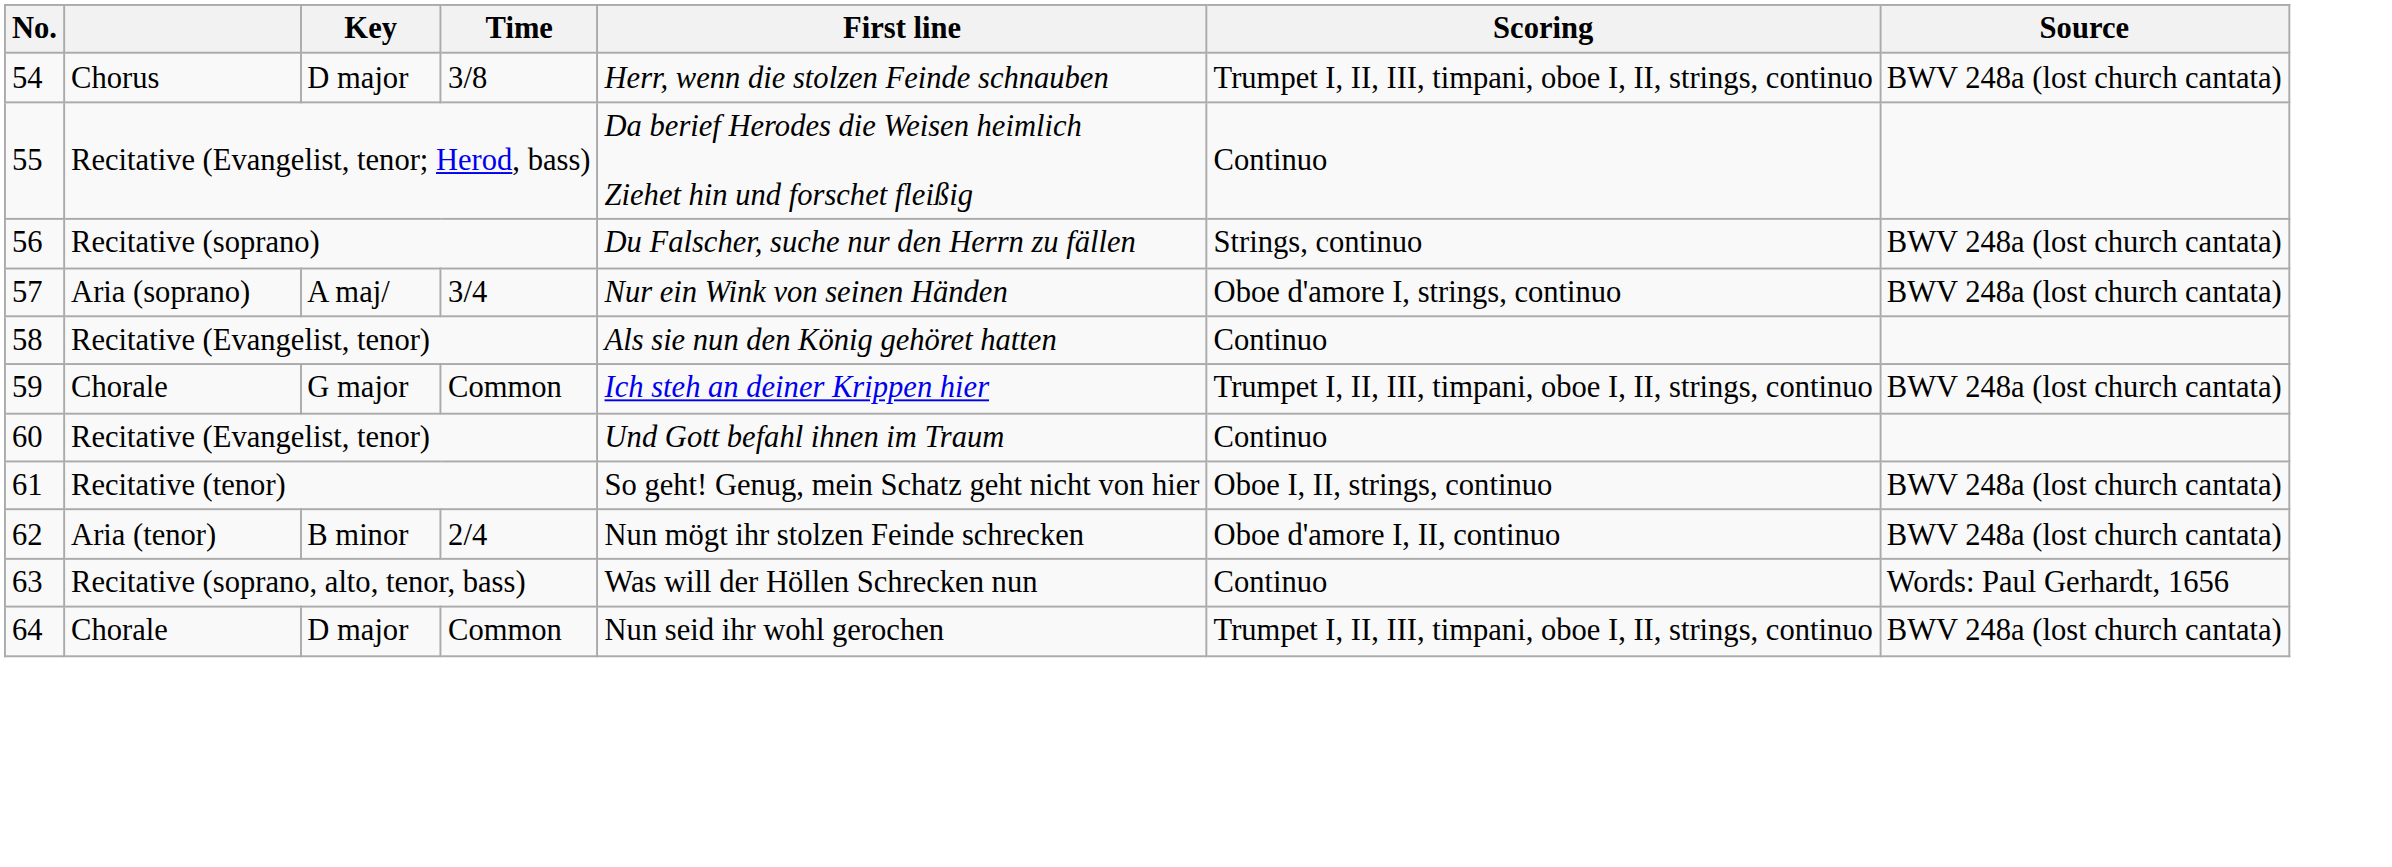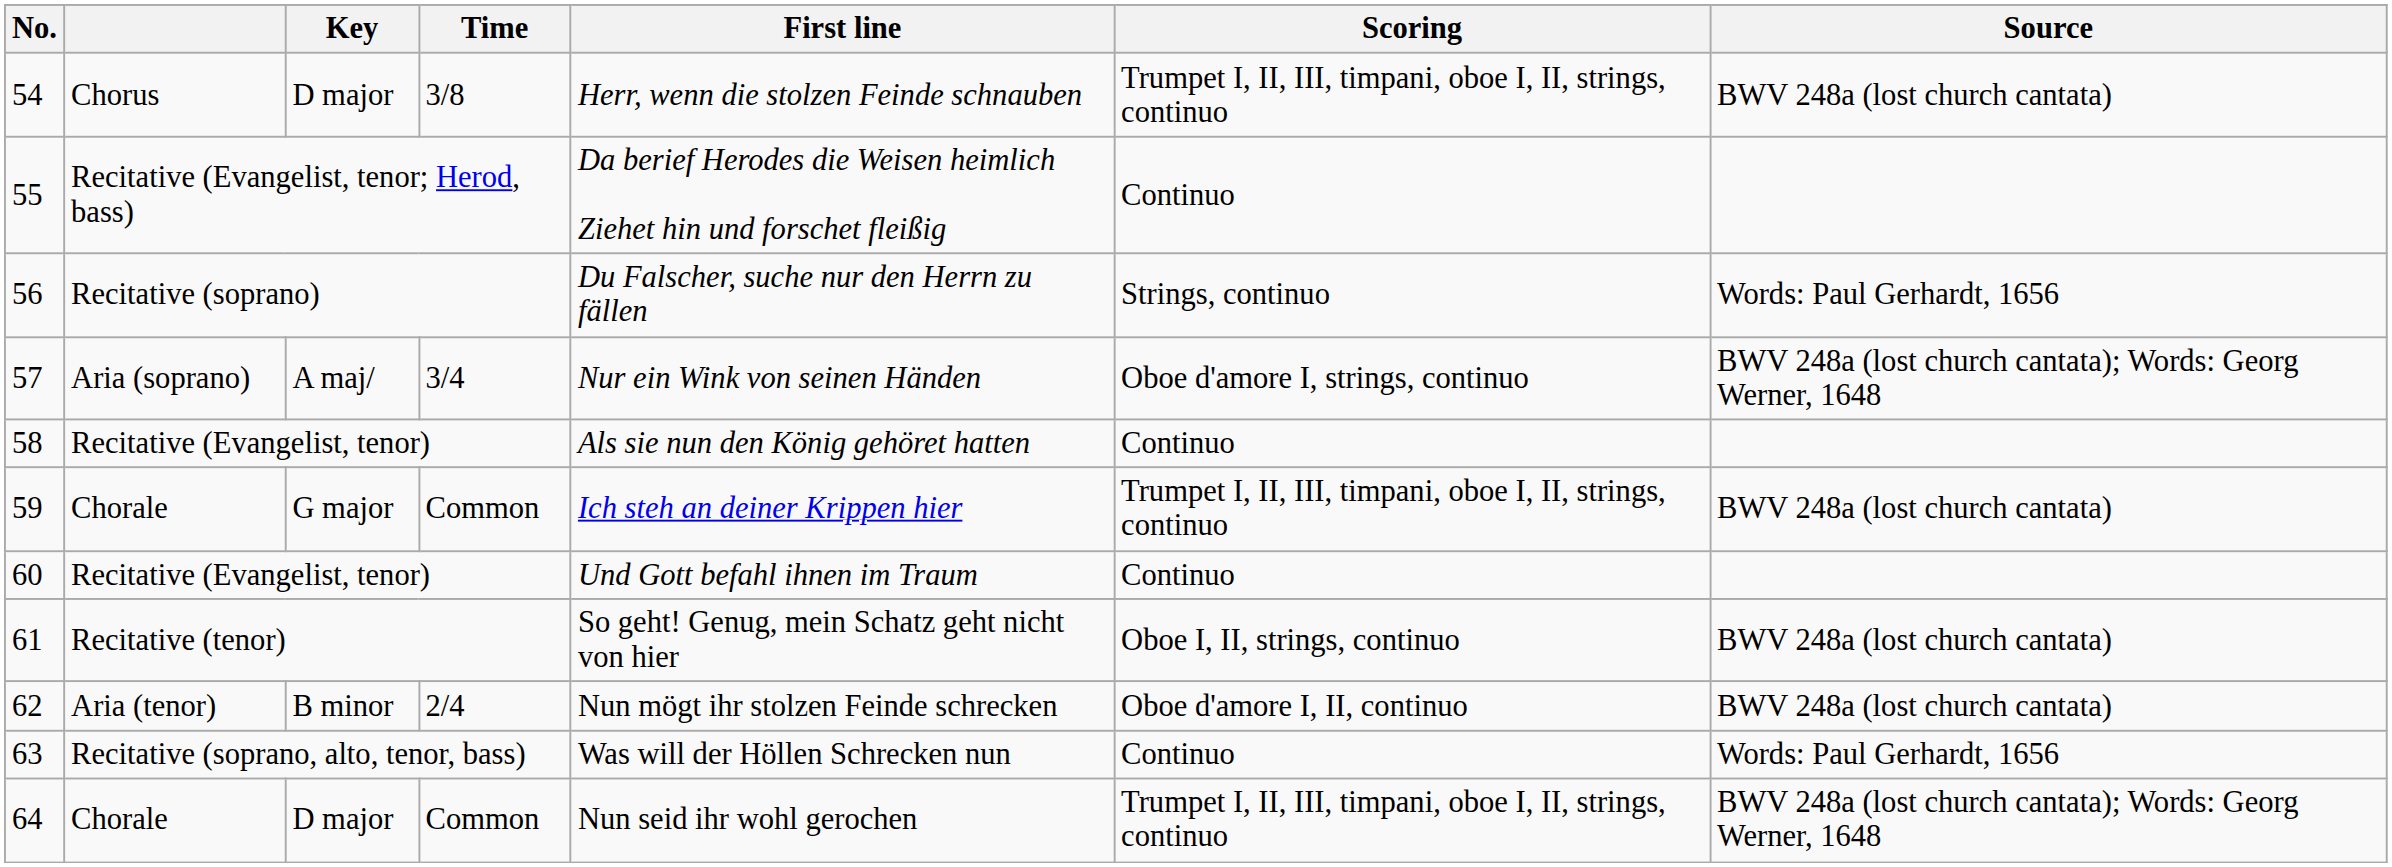(2084, 242) BWV 248a (lost church cantata) -> (1888, 294) Words: Paul Gerhardt, 1656
(2084, 291) BWV 248a (lost church cantata) -> (2008, 377) BWV 248a (lost church cantata); Words: Georg Werner, 1648
(2084, 630) BWV 248a (lost church cantata) -> (2008, 819) BWV 248a (lost church cantata); Words: Georg Werner, 1648
